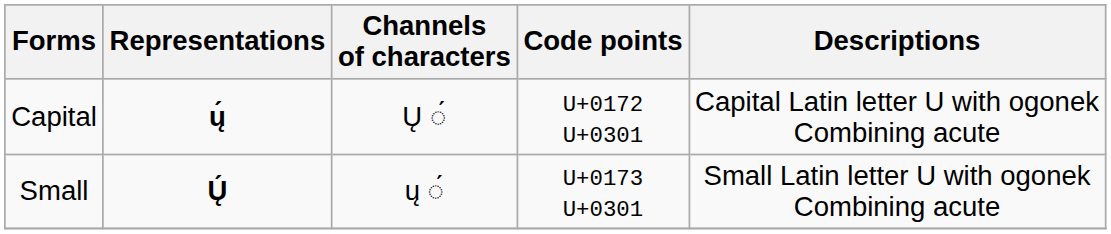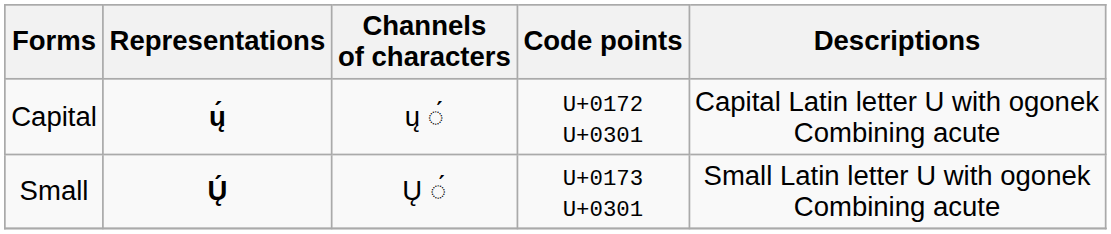(424, 116) Ų ◌́ -> (424, 116) ų ◌́
(424, 191) ų ◌́ -> (424, 191) Ų ◌́
